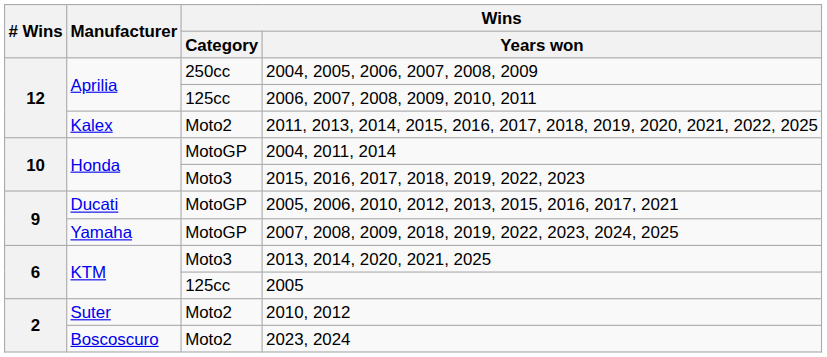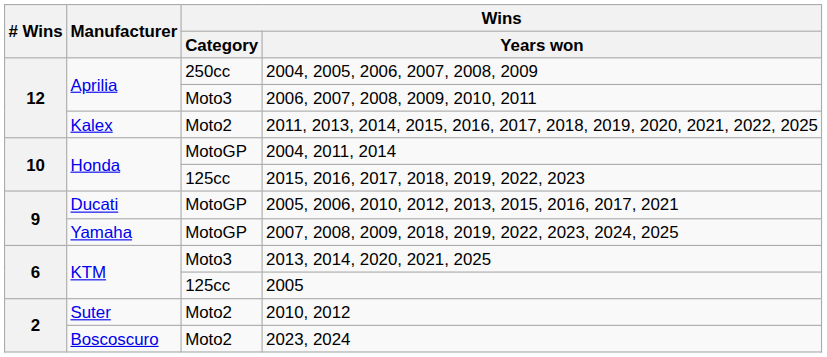(208, 98) 125cc -> (209, 98) Moto3
(209, 178) Moto3 -> (208, 178) 125cc
